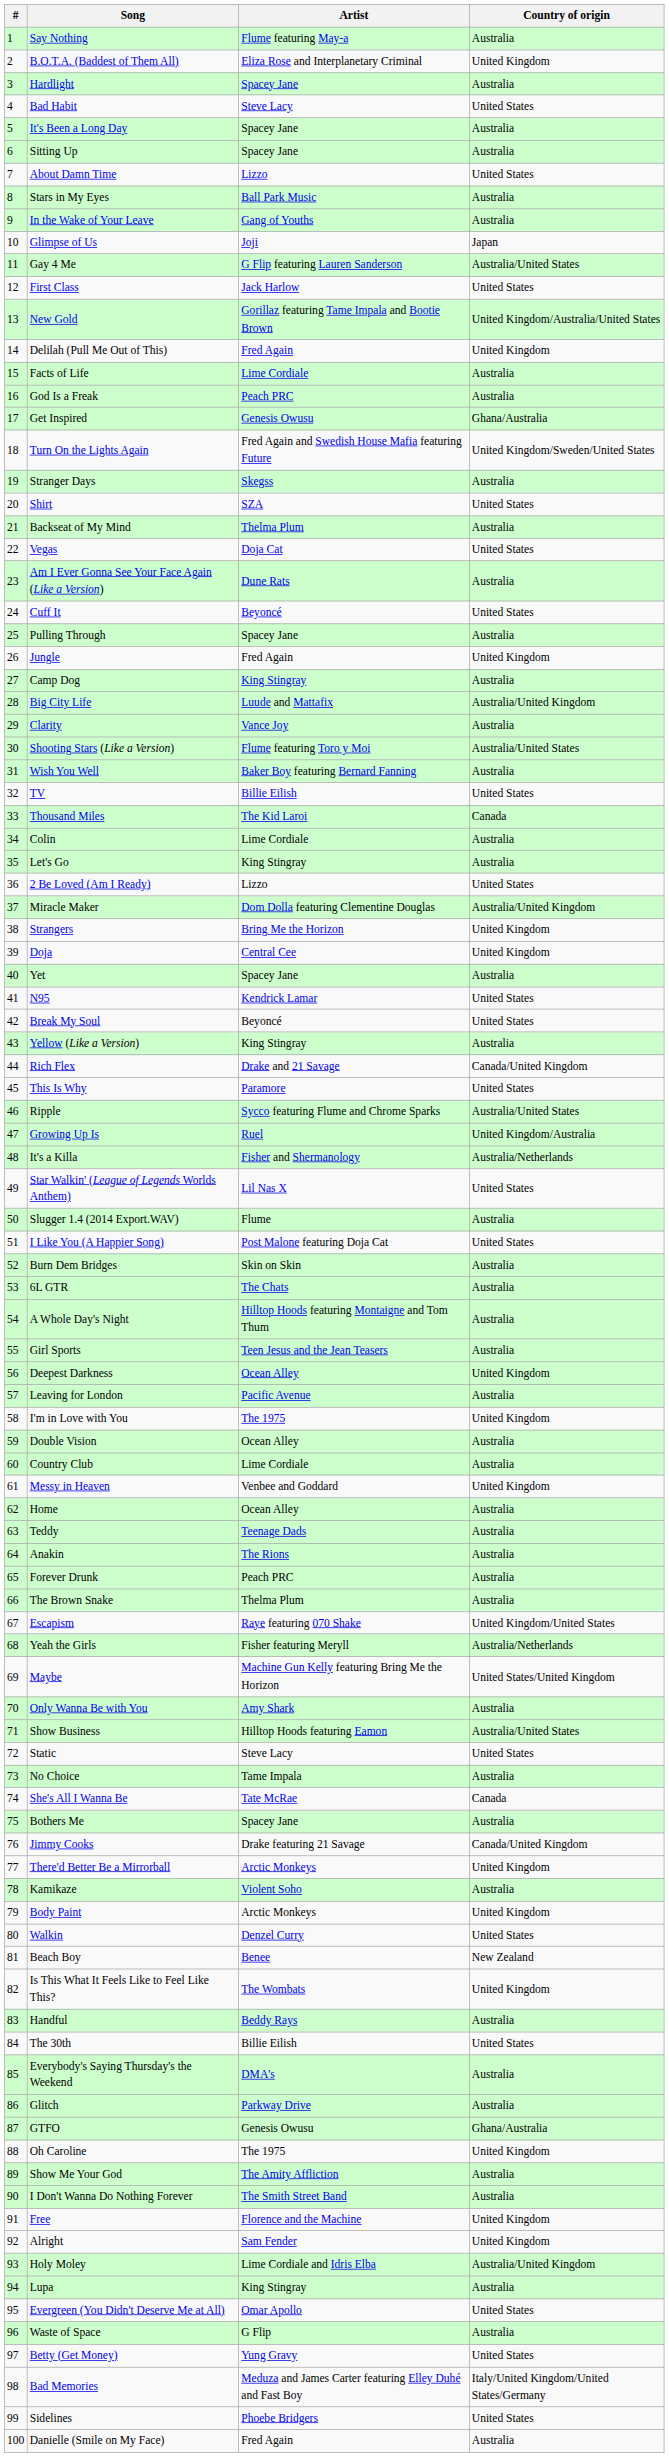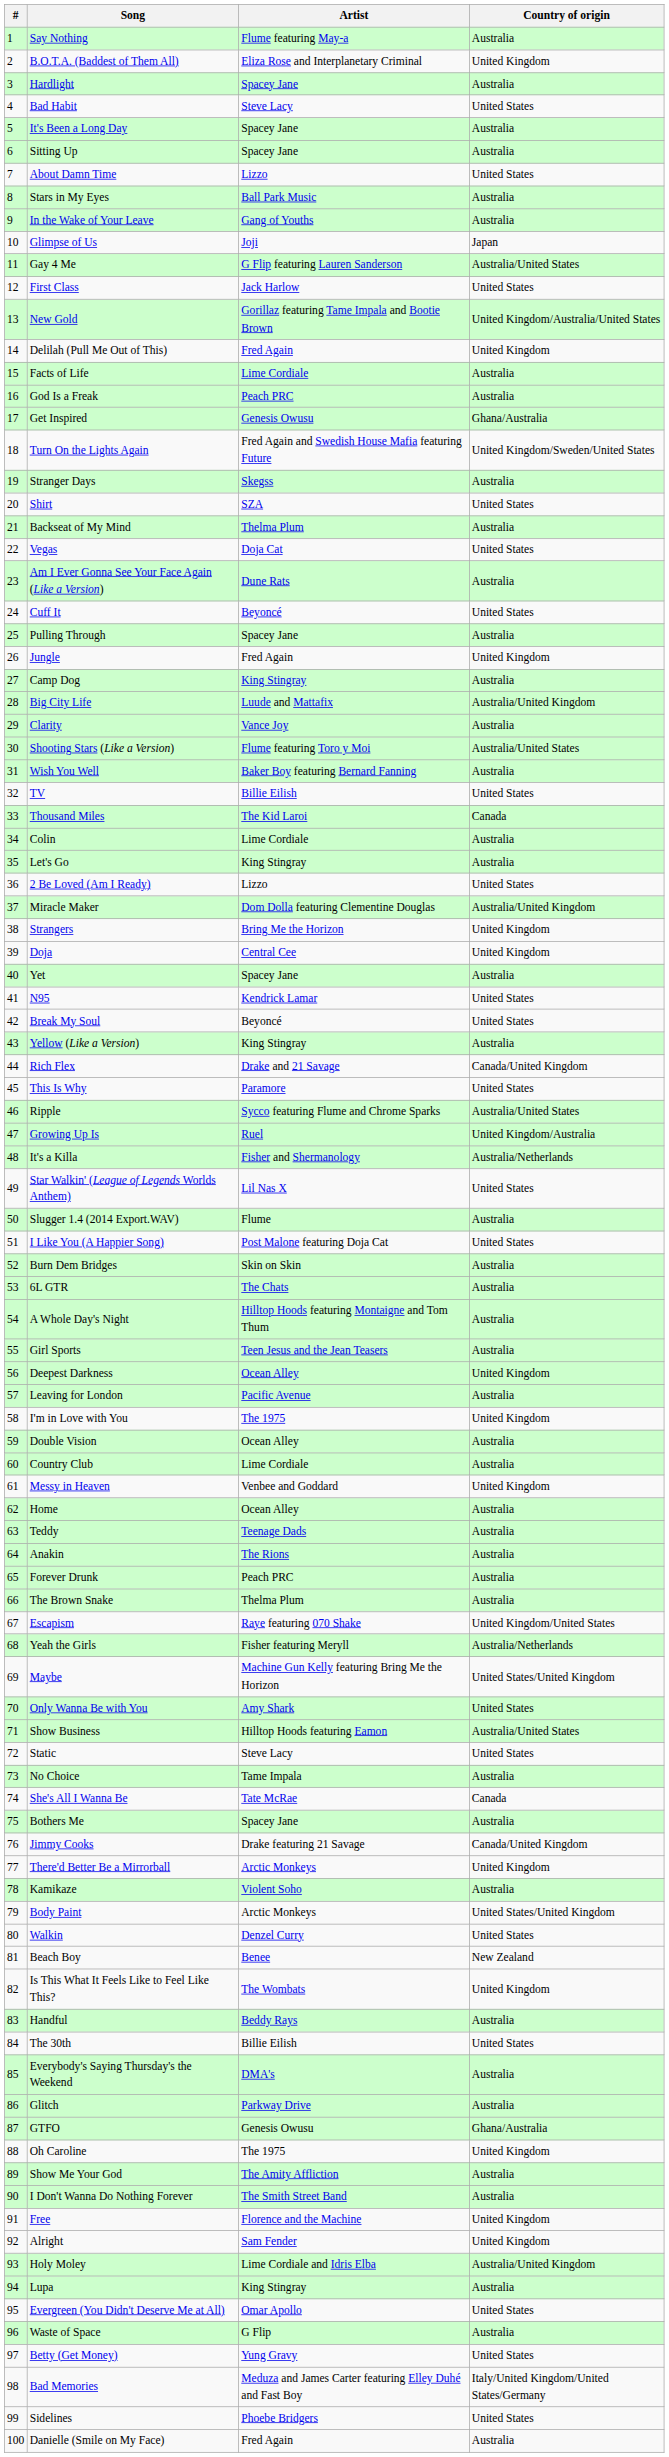(493, 1708) Australia -> (503, 1708) United States
(511, 1912) United Kingdom -> (543, 1912) United States/United Kingdom
